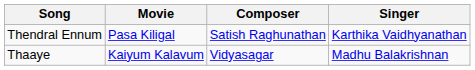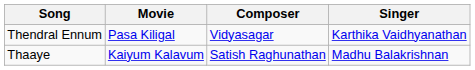(268, 34) Satish Raghunathan -> (242, 34) Vidyasagar
(242, 55) Vidyasagar -> (268, 55) Satish Raghunathan
